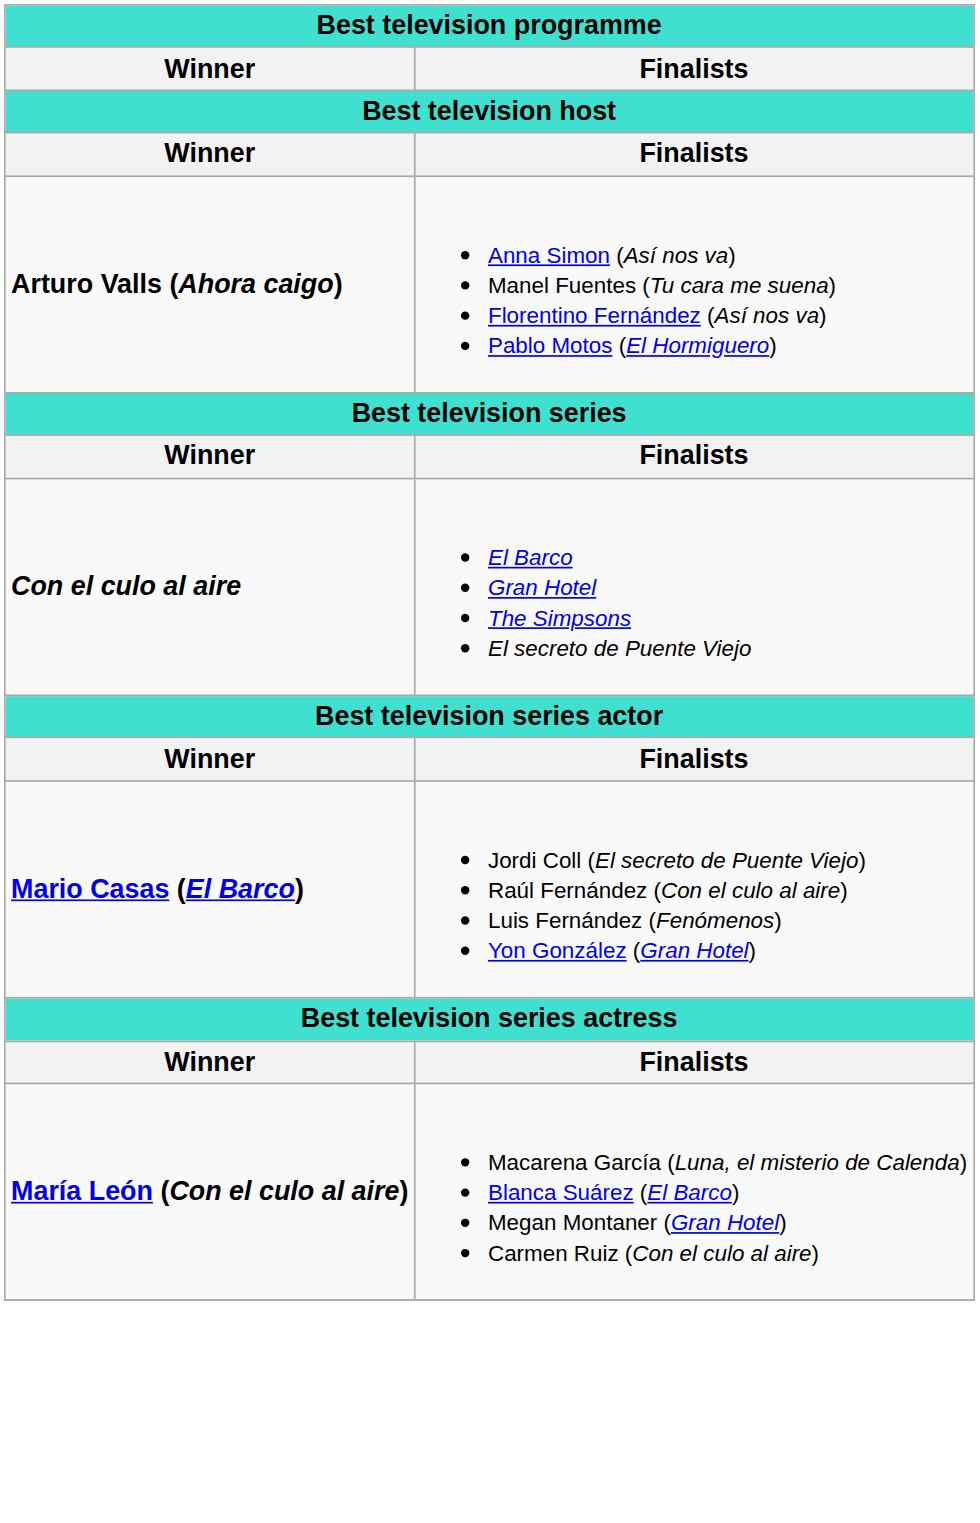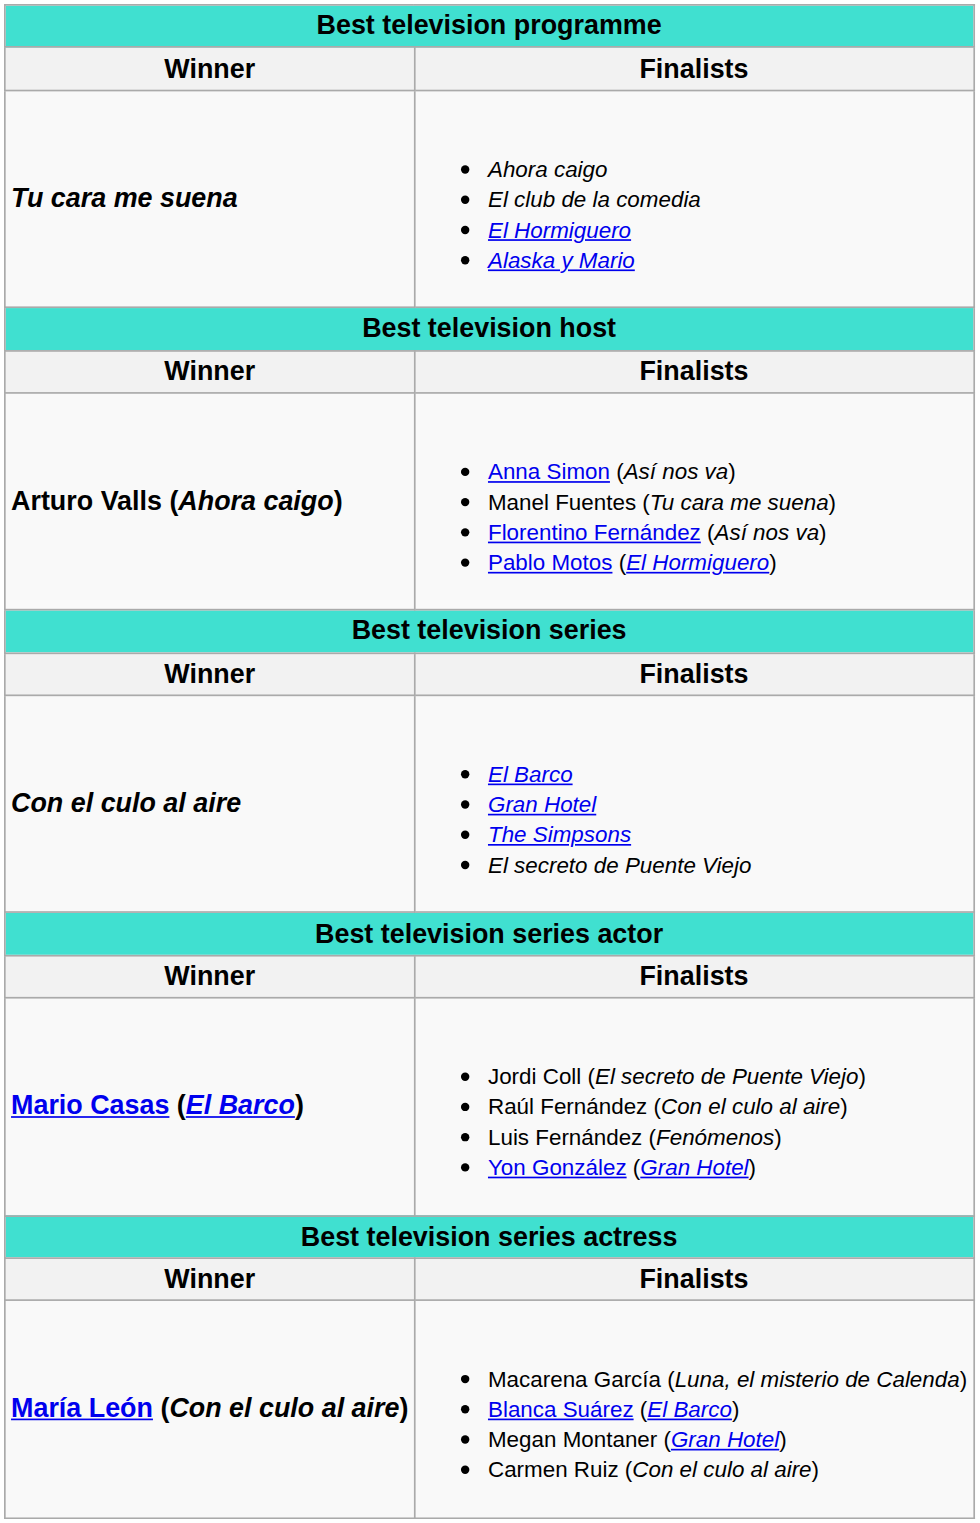+ row: (124, 198)
